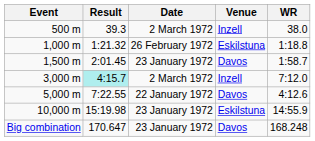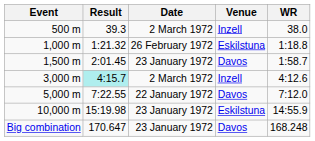(293, 78) 7:12.0 -> (293, 78) 4:12.6
(293, 95) 4:12.6 -> (293, 95) 7:12.0
